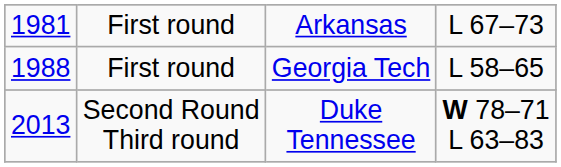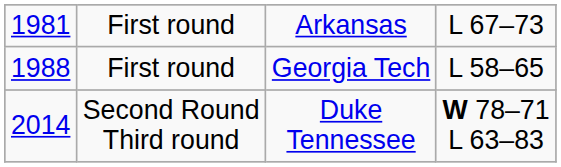(41, 125) 2013 -> (41, 125) 2014
